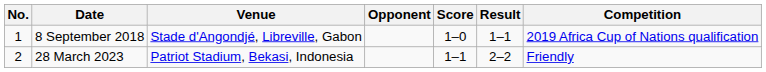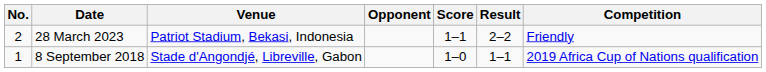rows swapped: (90, 36) <-> (79, 57)
